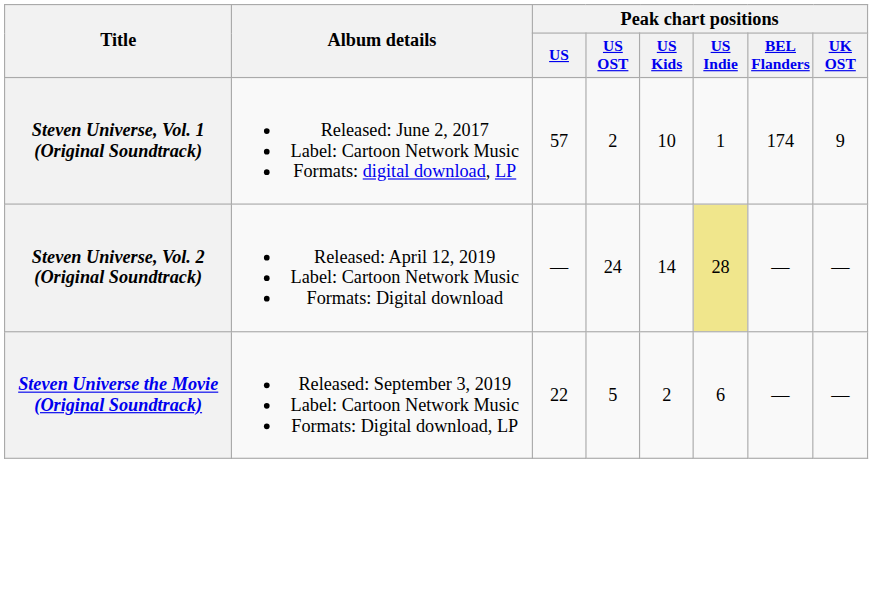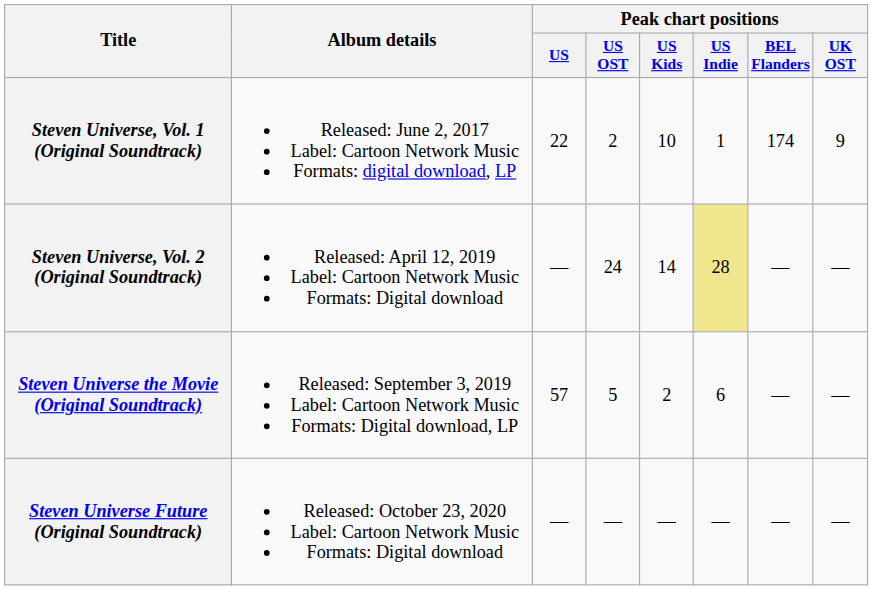(559, 140) 57 -> (559, 140) 22
(559, 394) 22 -> (559, 394) 57
+ row: (118, 521)
